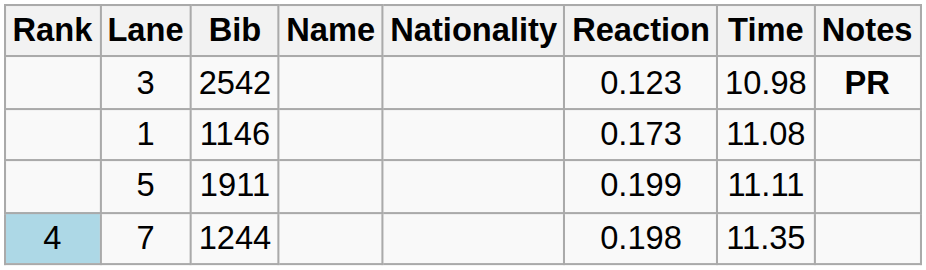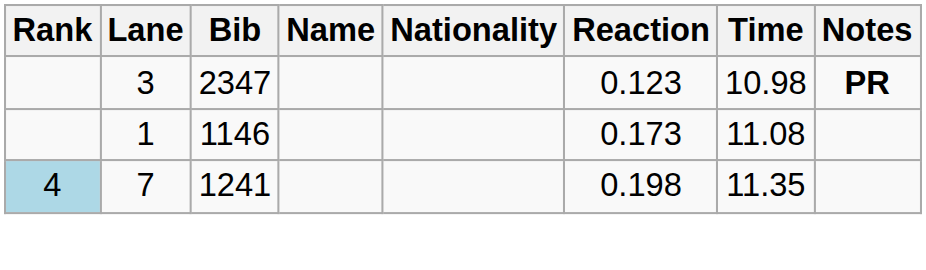(235, 82) 2542 -> (235, 82) 2347
- row: (145, 185)
(235, 237) 1244 -> (235, 185) 1241
